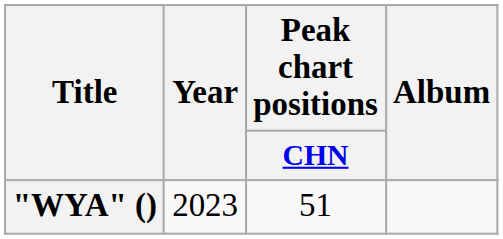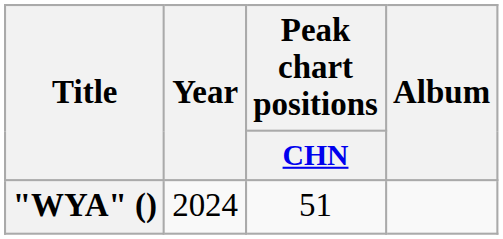(205, 205) 2023 -> (205, 205) 2024
